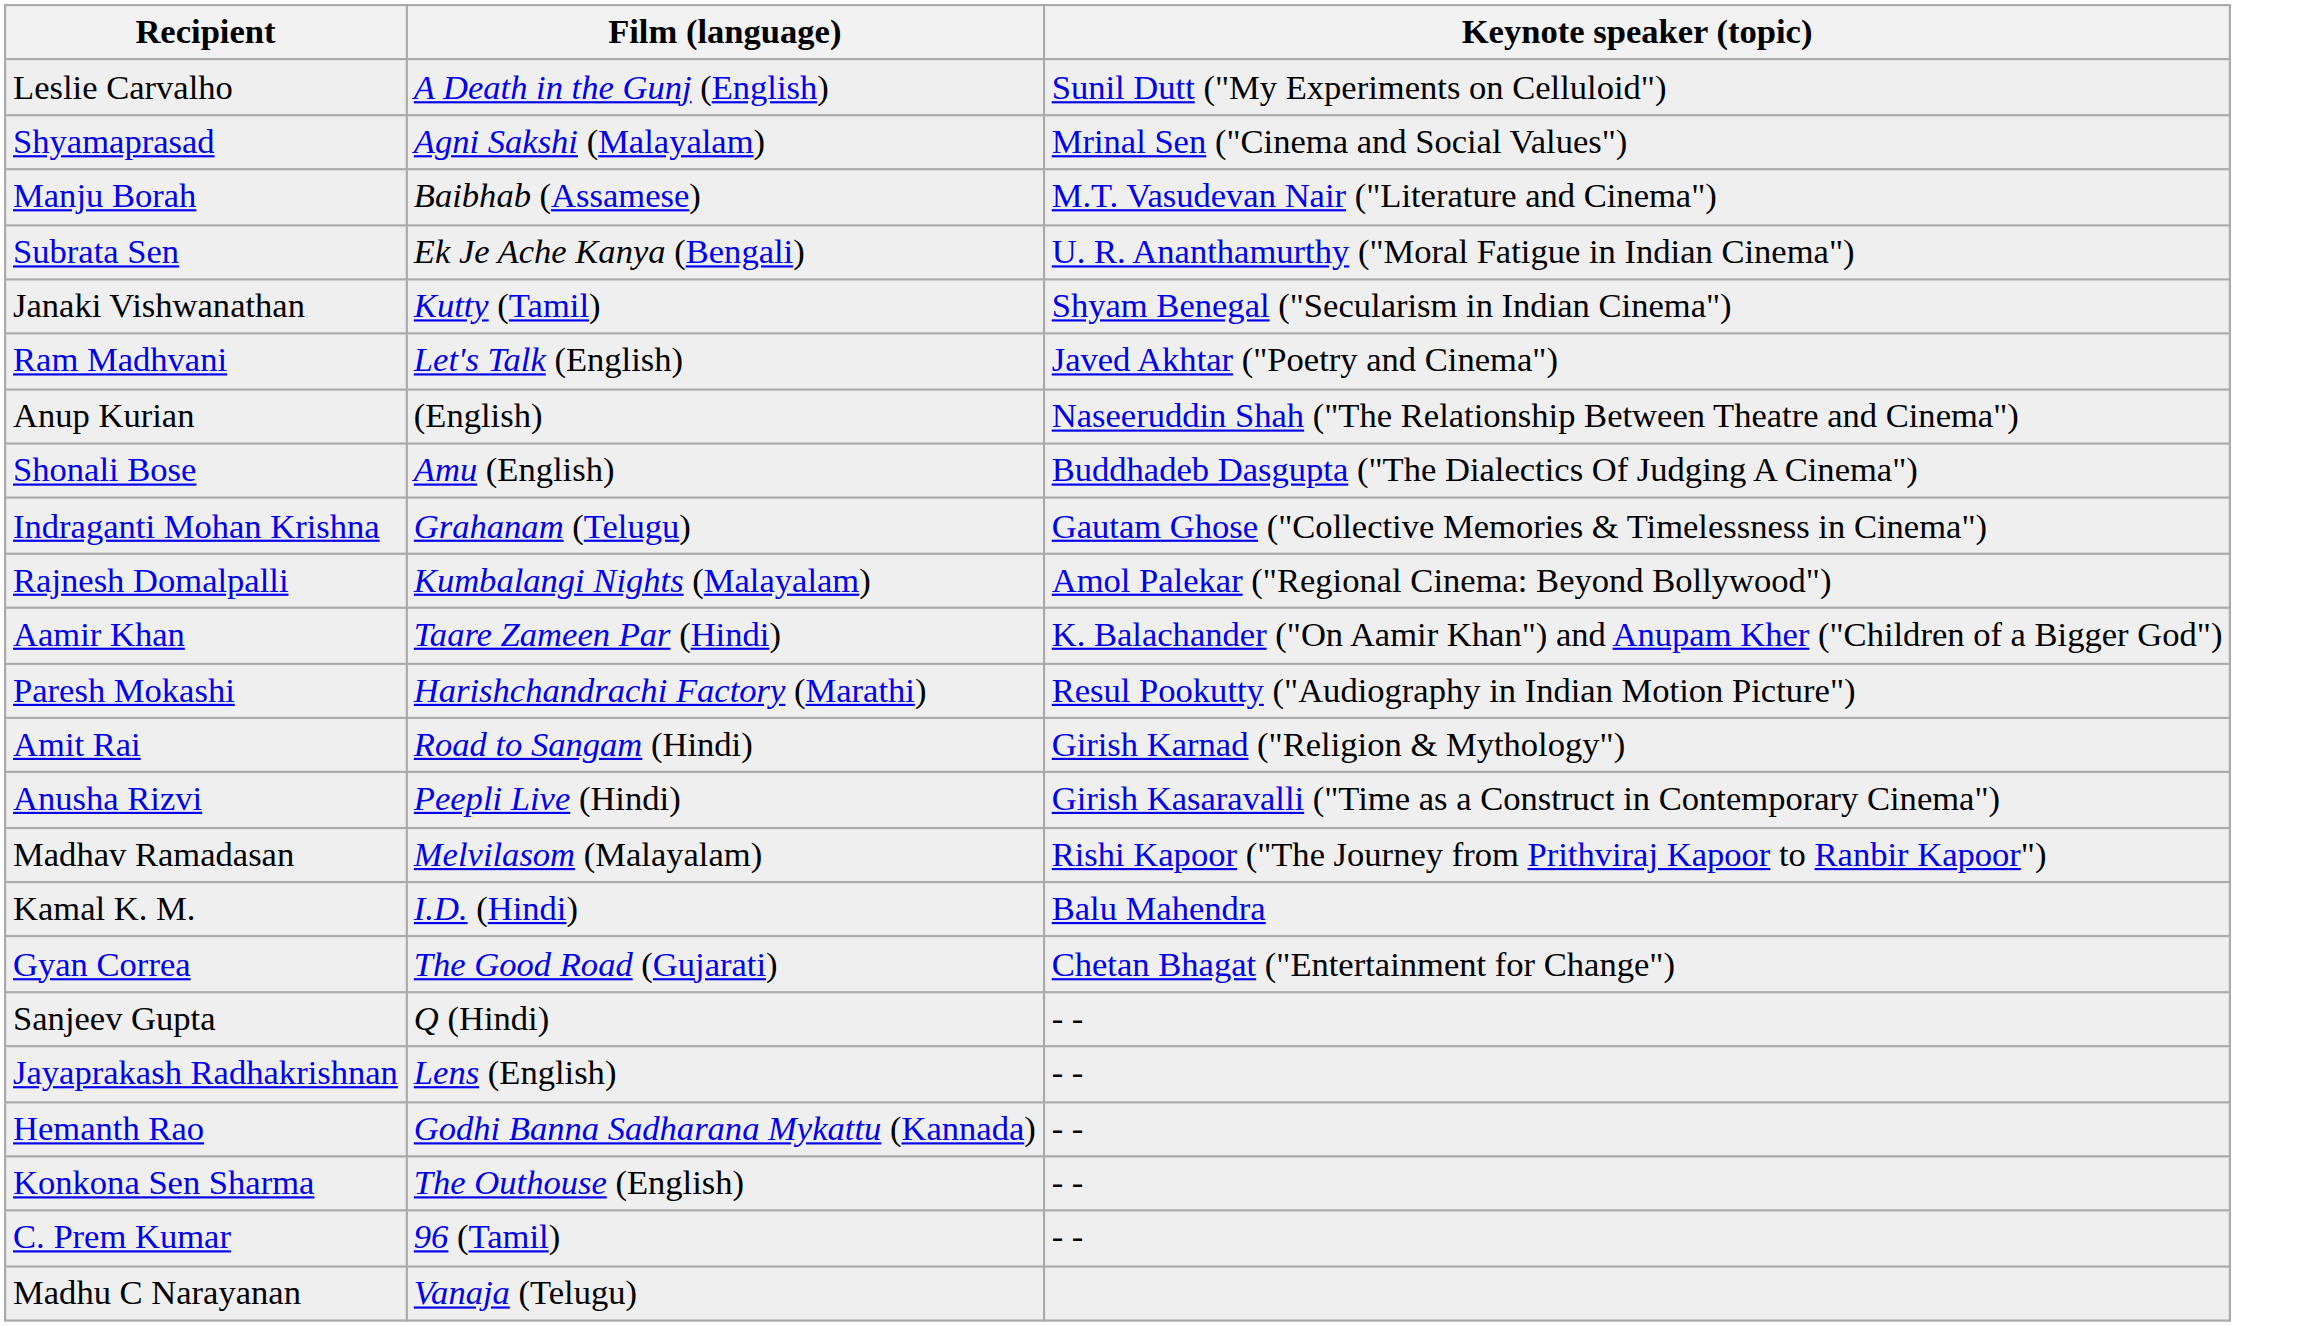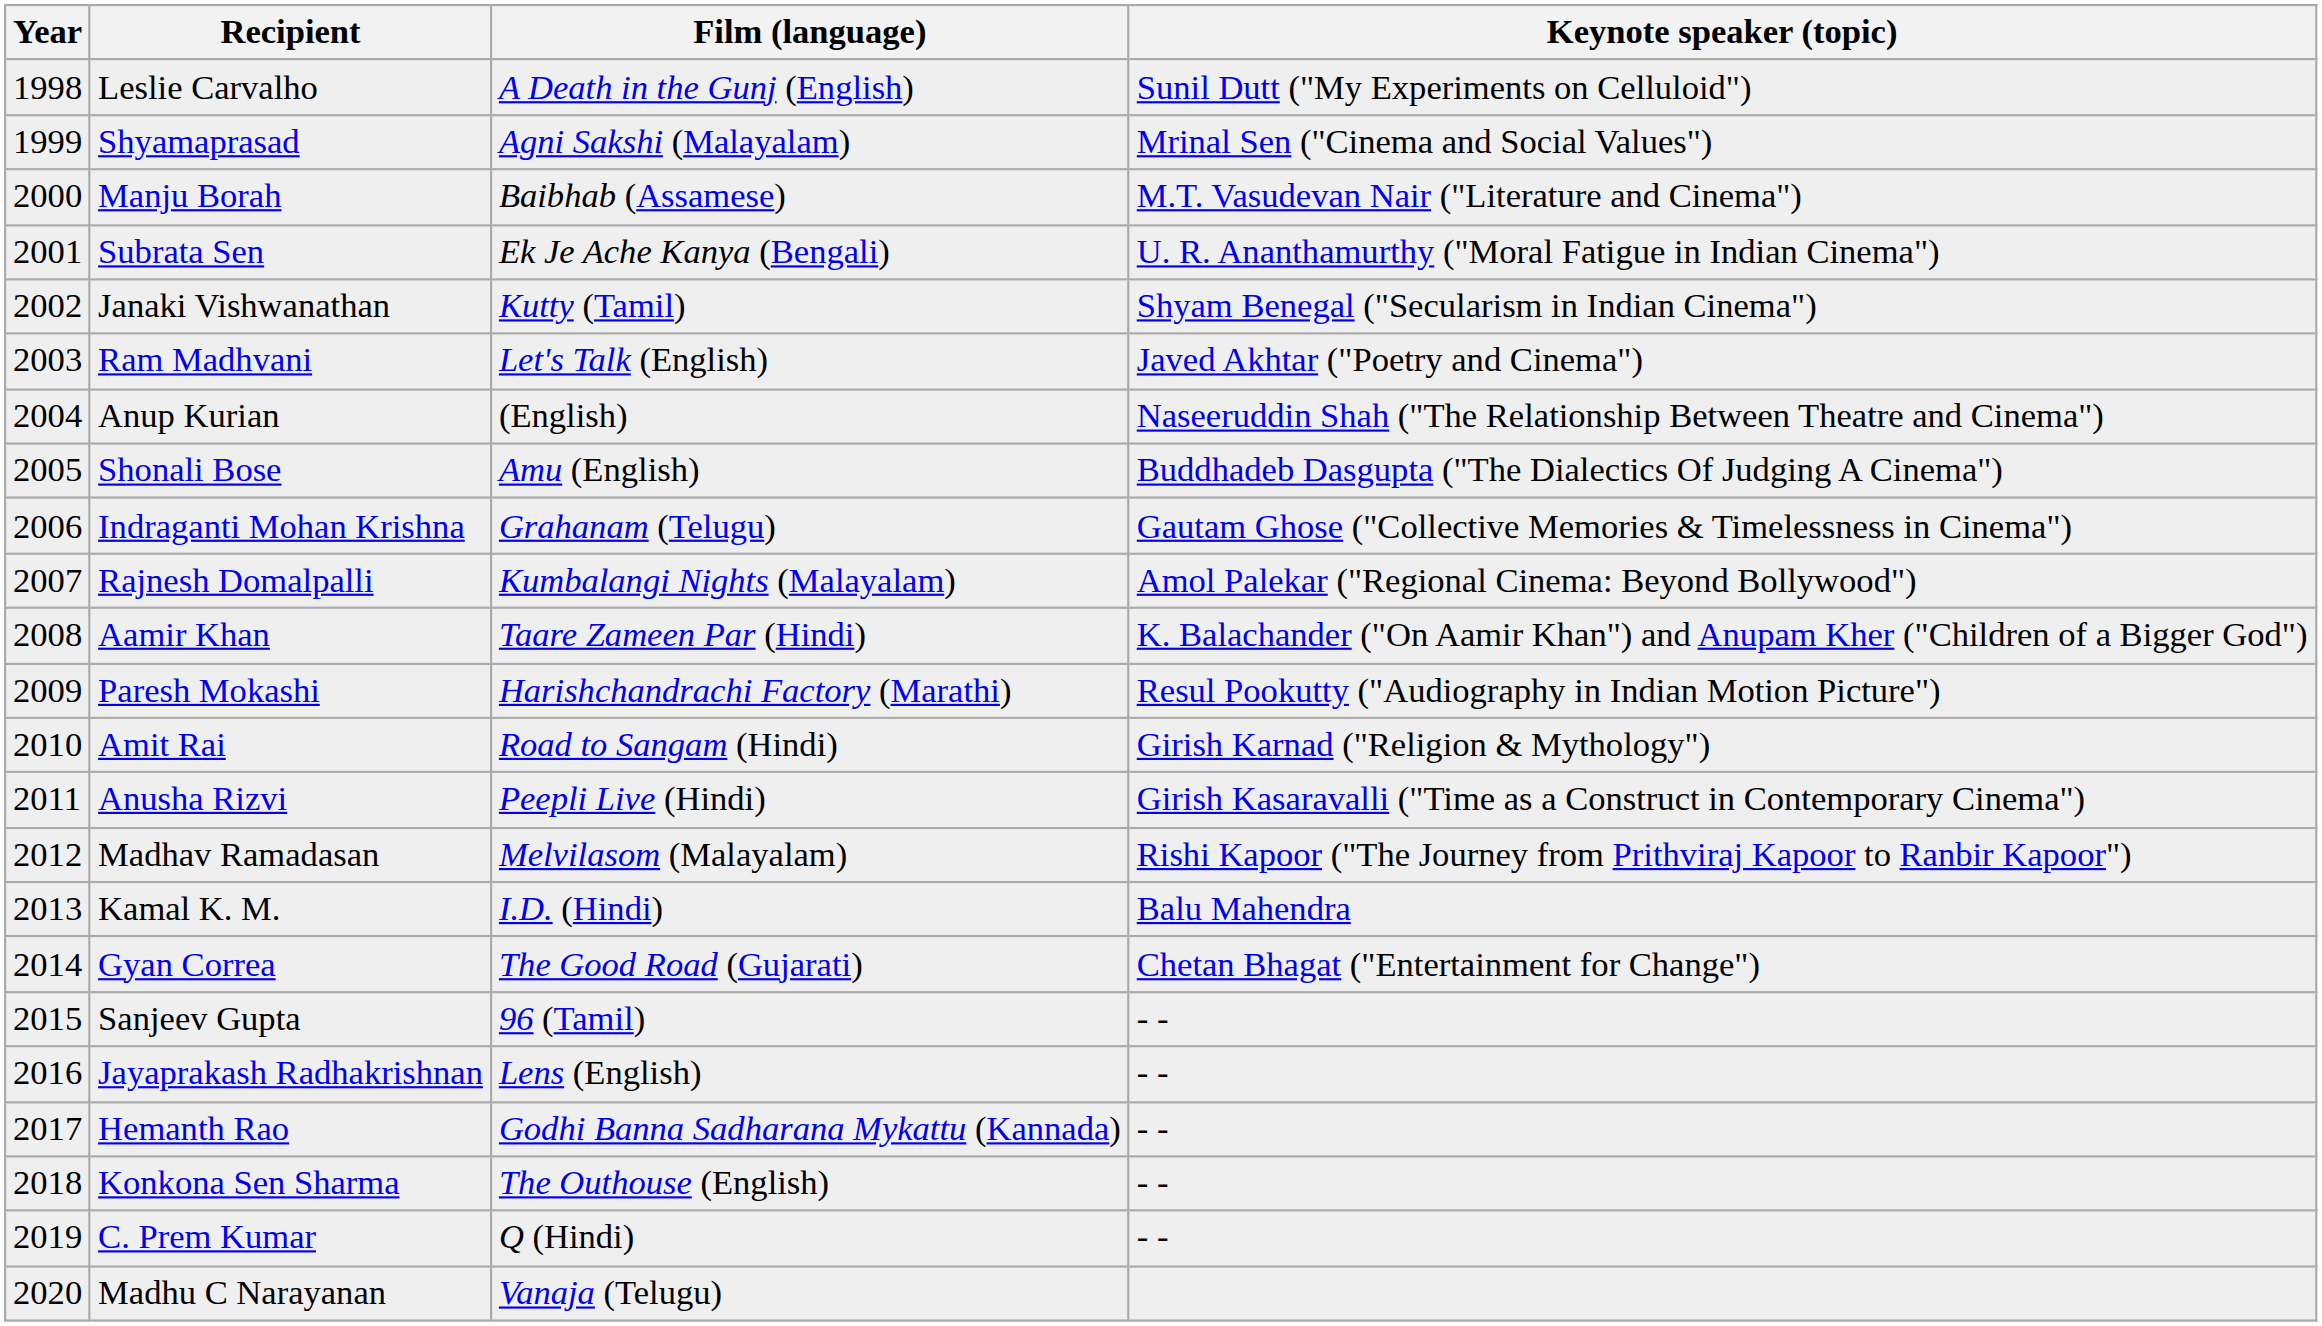+ column: (48, 31)
(482, 1018) Q (Hindi) -> (572, 1018) 96 (Tamil)
(487, 1237) 96 (Tamil) -> (567, 1237) Q (Hindi)
